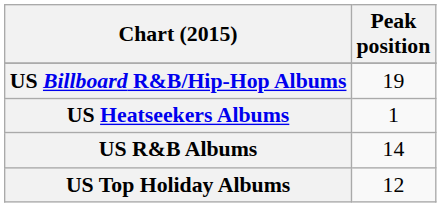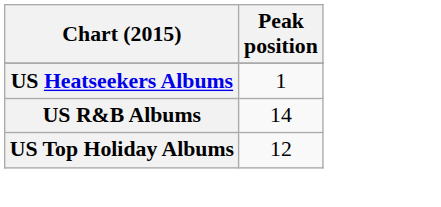- row: (178, 80)
